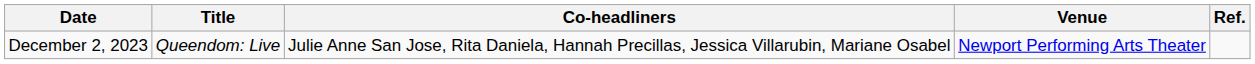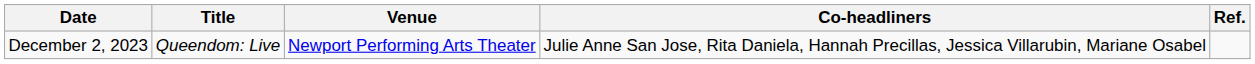columns swapped: (619, 17) <-> (1082, 17)
